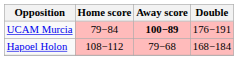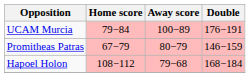(162, 30) bold -> (173, 30) normal
+ row: (45, 47)
